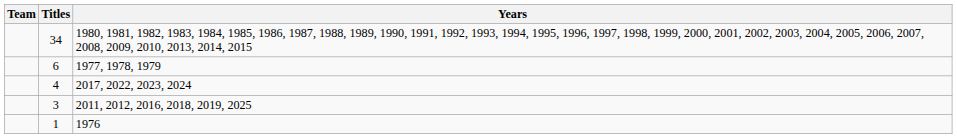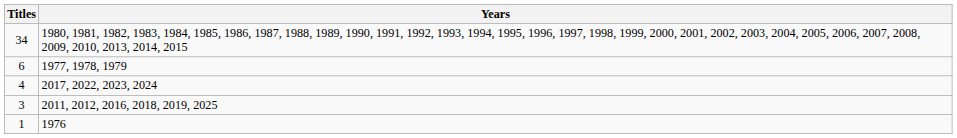- column: (21, 14)
